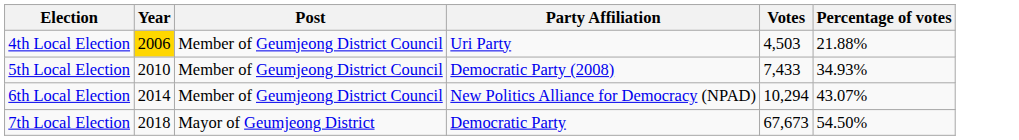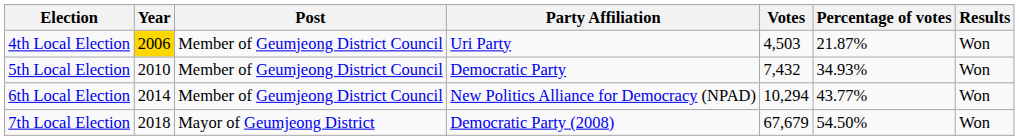+ column: (985, 17)
(842, 43) 21.88% -> (842, 43) 21.87%
(532, 69) Democratic Party (2008) -> (508, 69) Democratic Party
(782, 69) 7,433 -> (782, 69) 7,432
(842, 95) 43.07% -> (842, 95) 43.77%
(508, 122) Democratic Party -> (532, 122) Democratic Party (2008)
(786, 122) 67,673 -> (786, 122) 67,679
